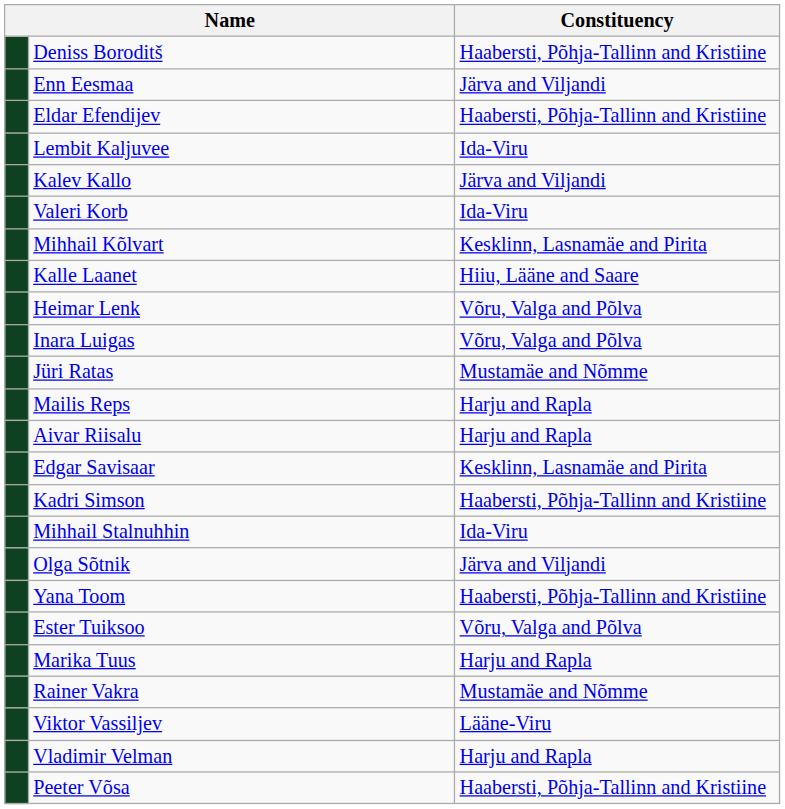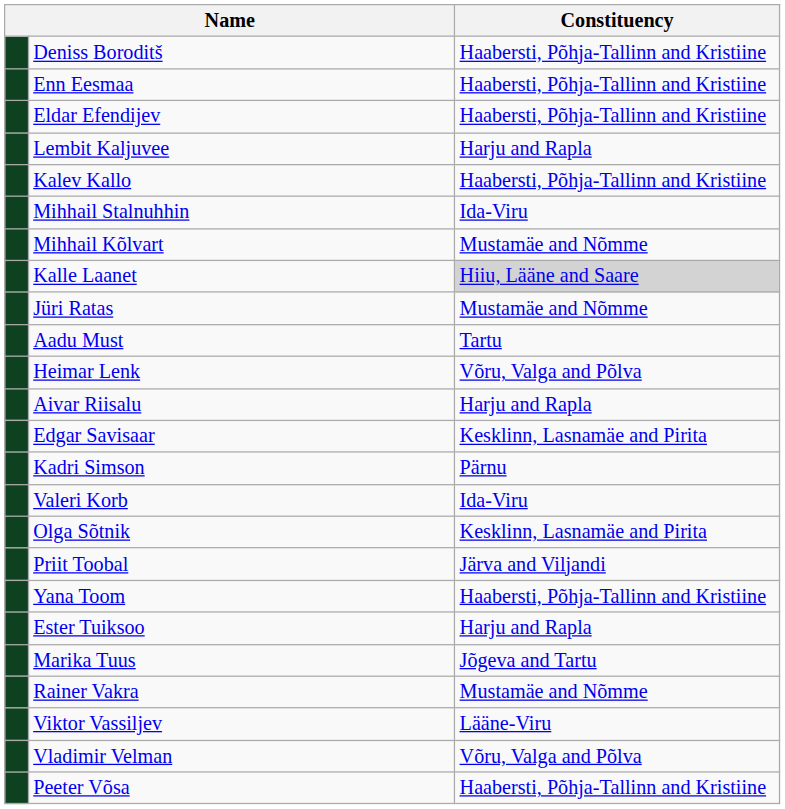(533, 84) Järva and Viljandi -> (613, 84) Haabersti, Põhja-Tallinn and Kristiine
(494, 148) Ida-Viru -> (526, 148) Harju and Rapla
(533, 180) Järva and Viljandi -> (613, 180) Haabersti, Põhja-Tallinn and Kristiine
rows swapped: (81, 212) <-> (111, 532)
(583, 244) Kesklinn, Lasnamäe and Pirita -> (554, 244) Mustamäe and Nõmme
(549, 276) no background -> (549, 276) lightgrey background
rows swapped: (87, 308) <-> (73, 372)
- row: (84, 340)
+ row: (78, 340)
- row: (82, 404)
(613, 500) Haabersti, Põhja-Tallinn and Kristiine -> (483, 468) Pärnu
(533, 564) Järva and Viljandi -> (583, 532) Kesklinn, Lasnamäe and Pirita
+ row: (81, 564)
(551, 627) Võru, Valga and Põlva -> (526, 627) Harju and Rapla
(526, 659) Harju and Rapla -> (528, 659) Jõgeva and Tartu
(526, 755) Harju and Rapla -> (551, 755) Võru, Valga and Põlva
